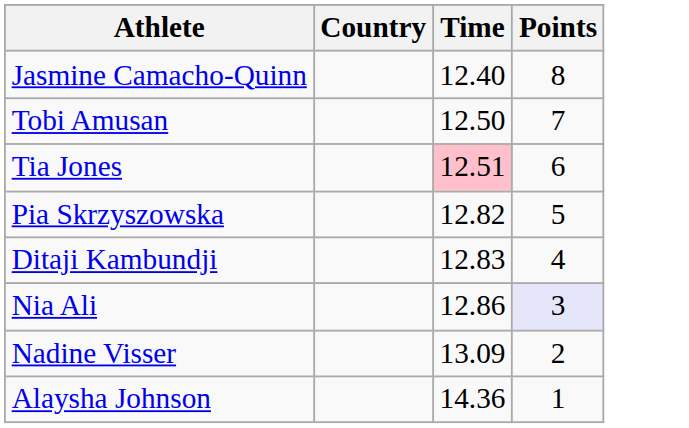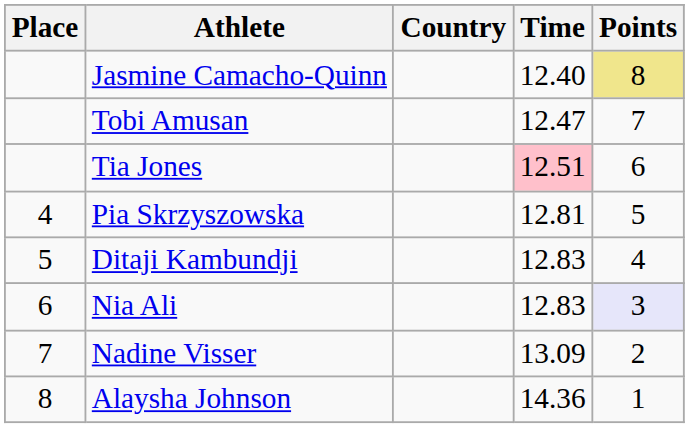+ column: (45, 27)
(558, 74) no background -> (638, 74) khaki background
(473, 120) 12.50 -> (553, 120) 12.47
(473, 213) 12.82 -> (553, 213) 12.81
(473, 306) 12.86 -> (553, 306) 12.83
